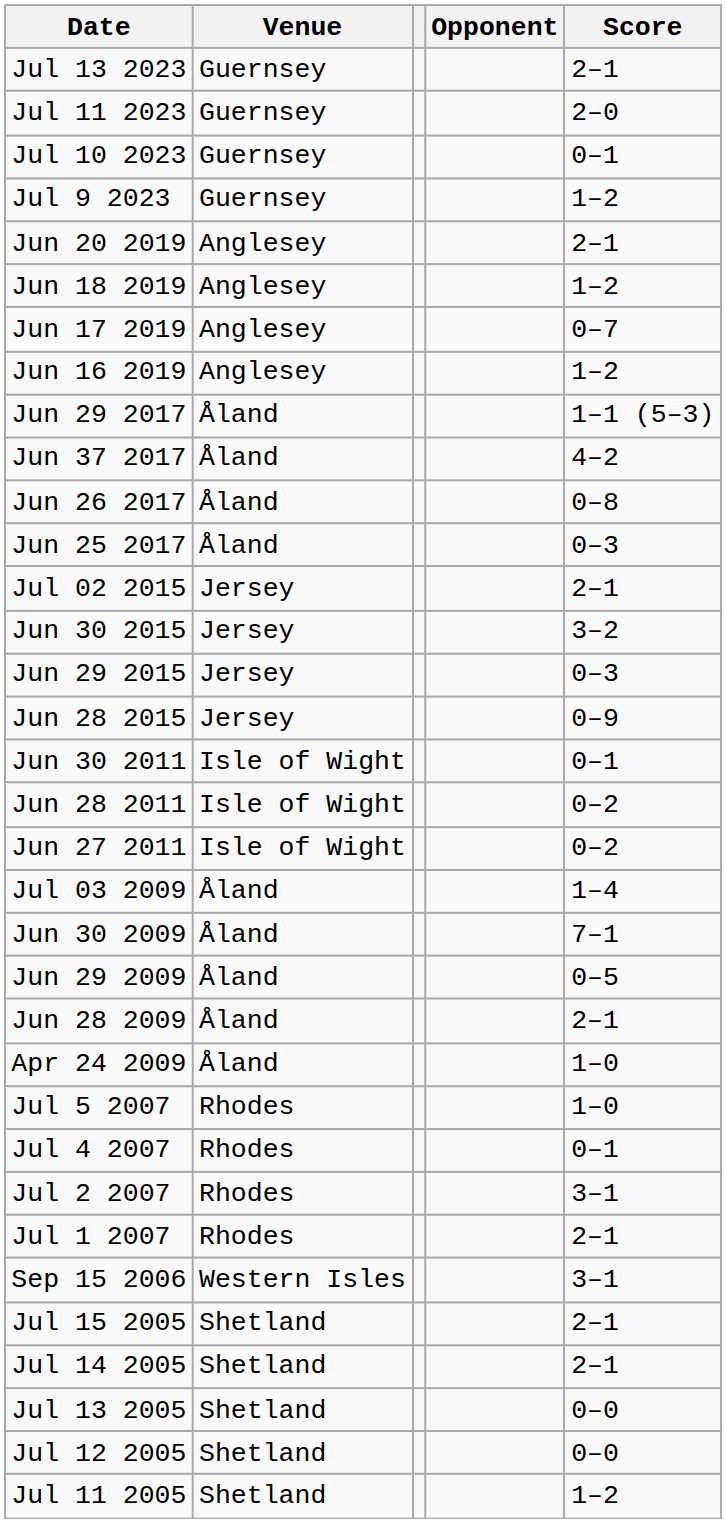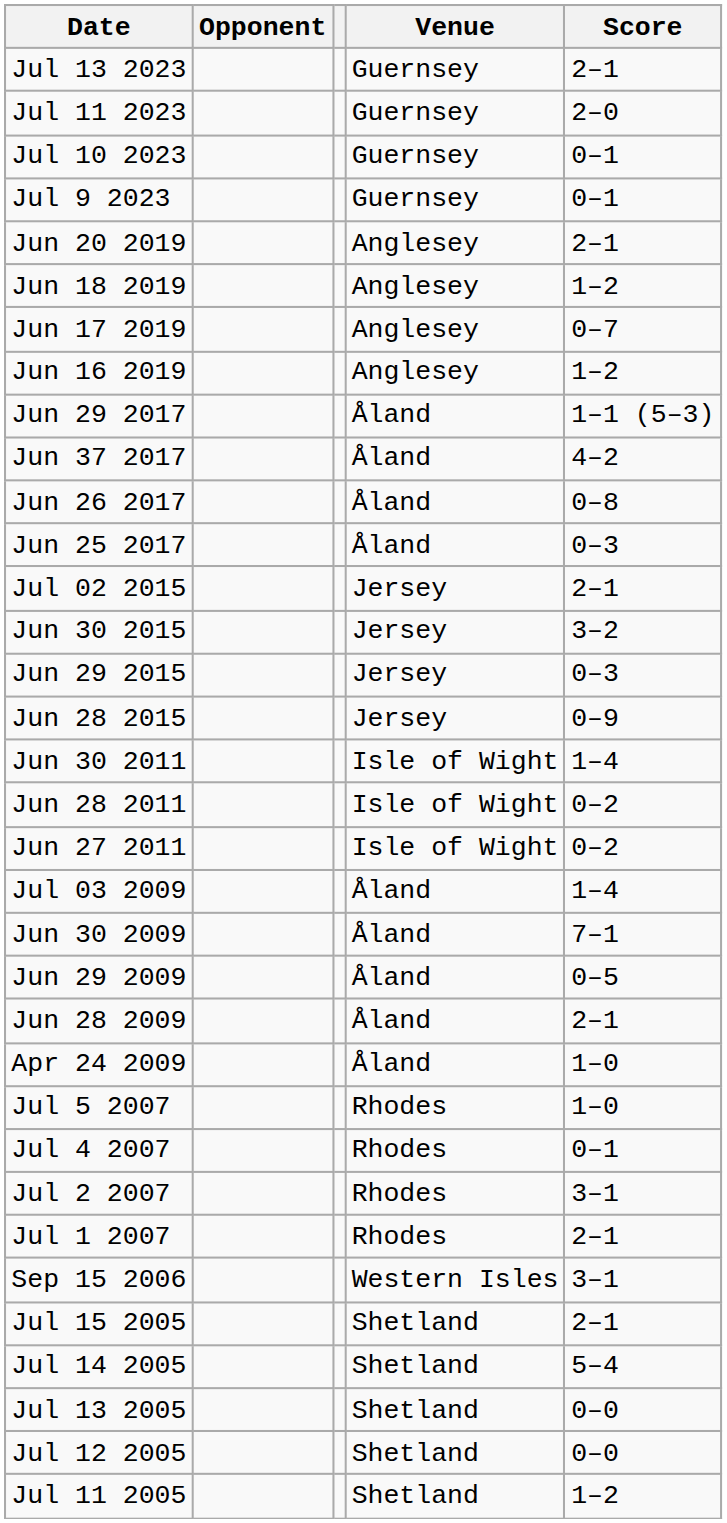columns swapped: (302, 27) <-> (495, 27)
(595, 200) 1–2 -> (595, 200) 0–1
(595, 761) 0–1 -> (595, 761) 1–4
(595, 1367) 2–1 -> (595, 1367) 5–4
